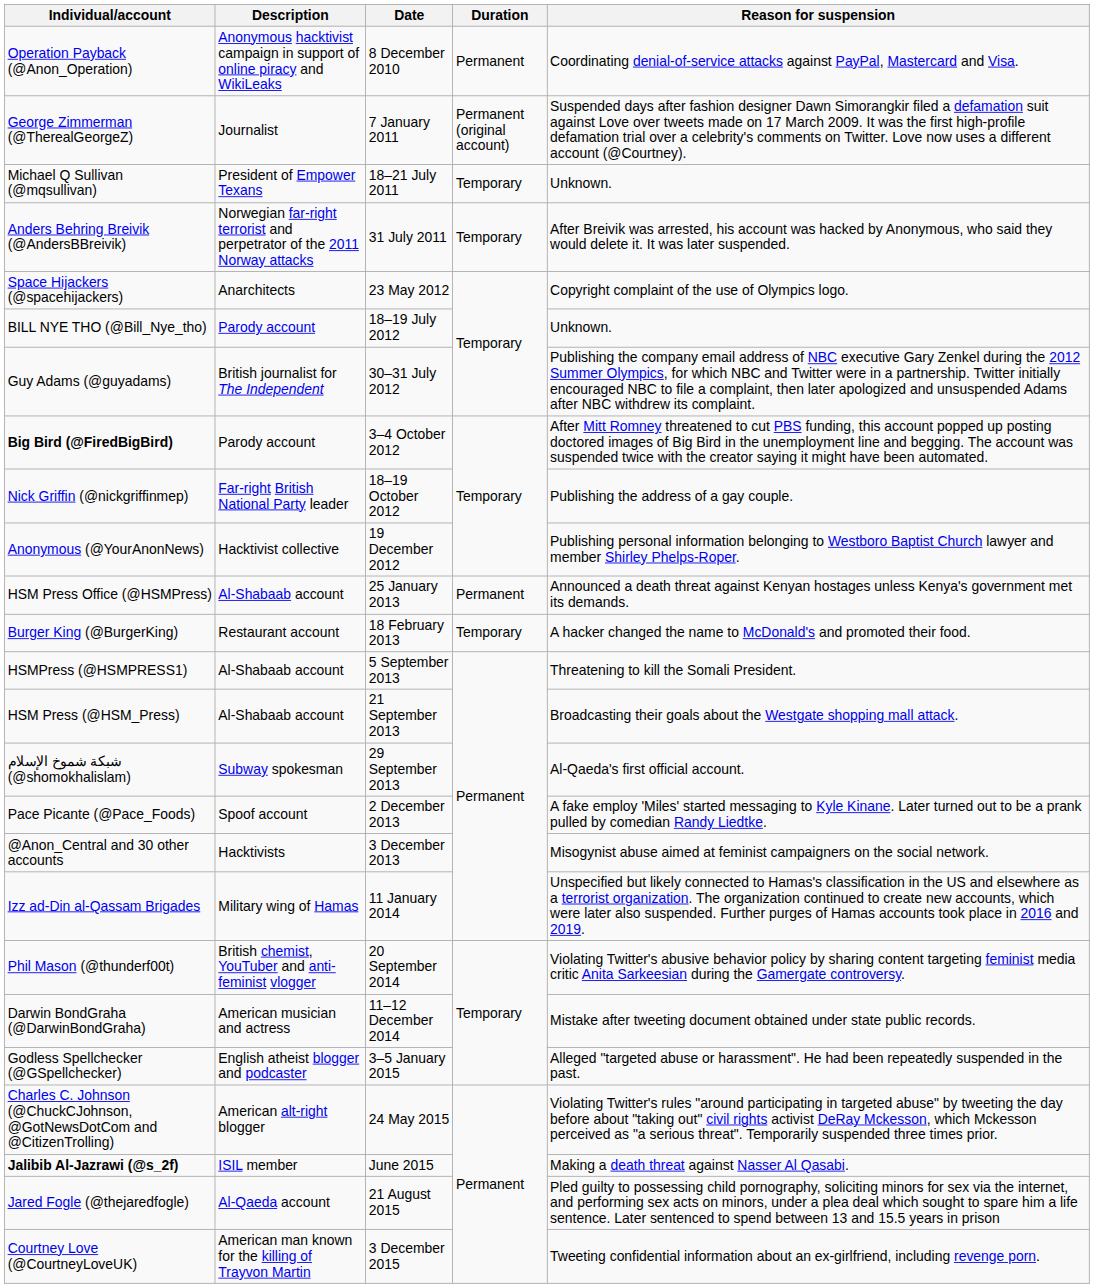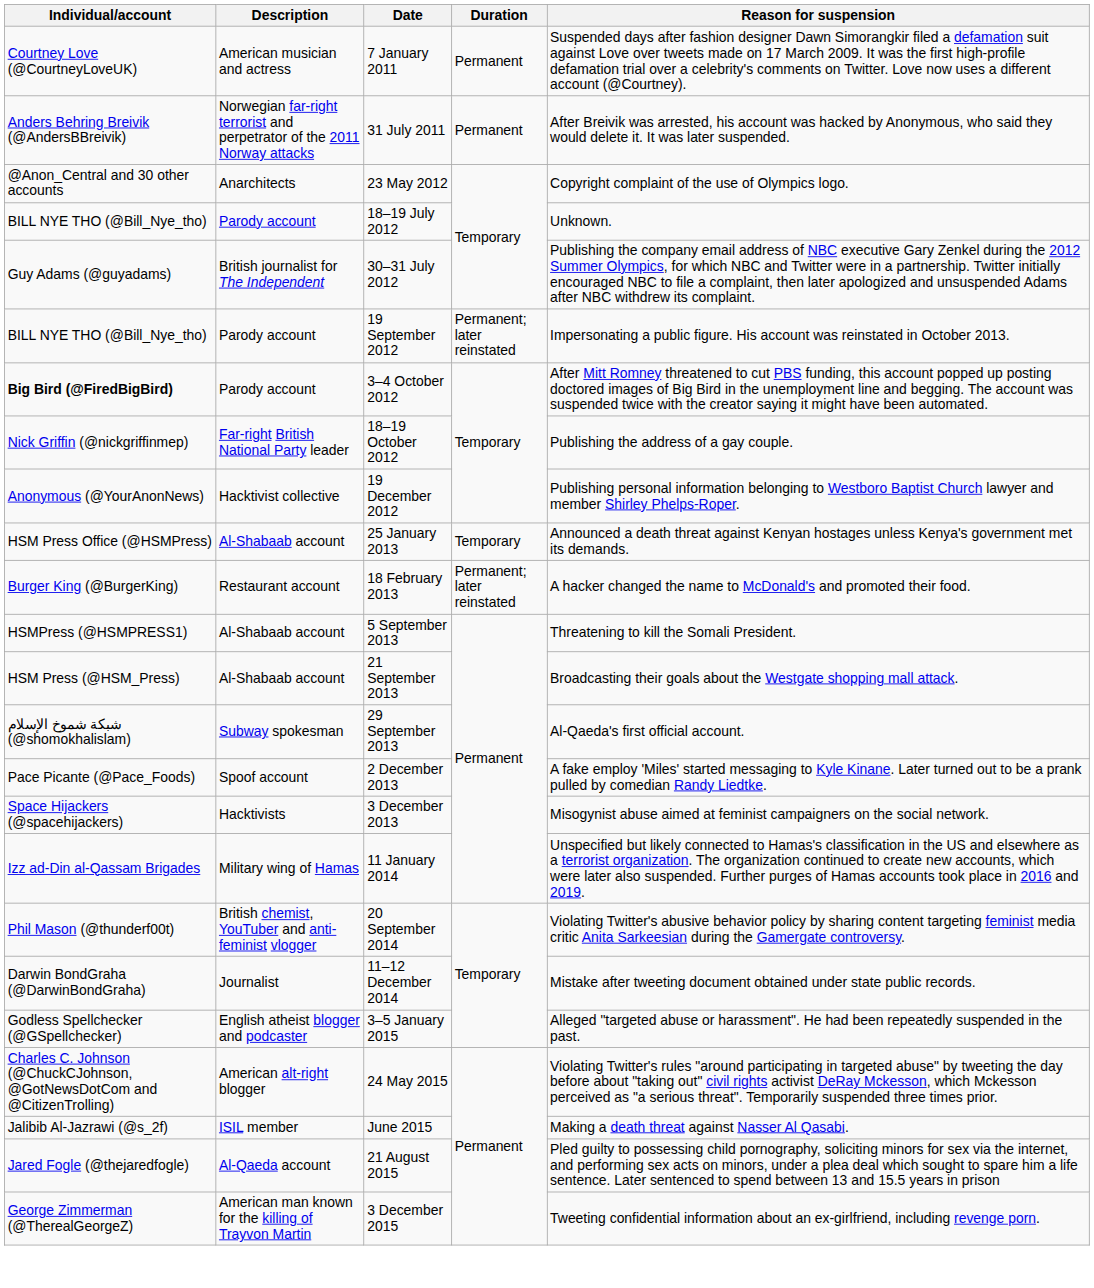- row: (407, 61)
(70, 130) George Zimmerman (@TherealGeorgeZ) -> (72, 61) Courtney Love (@CourtneyLoveUK)
(248, 130) Journalist -> (278, 61) American musician and actress
(490, 130) Permanent (original account) -> (489, 61) Permanent
- row: (402, 183)
(489, 236) Temporary -> (489, 130) Permanent
(65, 290) Space Hijackers (@spacehijackers) -> (98, 183) @Anon_Central and 30 other accounts
+ row: (401, 335)
(490, 595) Permanent -> (488, 541) Temporary
(489, 632) Temporary -> (491, 587) Permanent; later reinstated
(98, 852) @Anon_Central and 30 other accounts -> (65, 815) Space Hijackers (@spacehijackers)
(277, 1020) American musician and actress -> (249, 983) Journalist
(93, 1165) bold -> (88, 1127) normal
(72, 1256) Courtney Love (@CourtneyLoveUK) -> (70, 1218) George Zimmerman (@TherealGeorgeZ)
